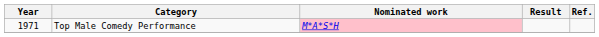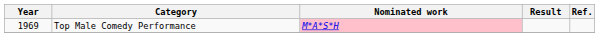(28, 26) 1971 -> (28, 26) 1969
